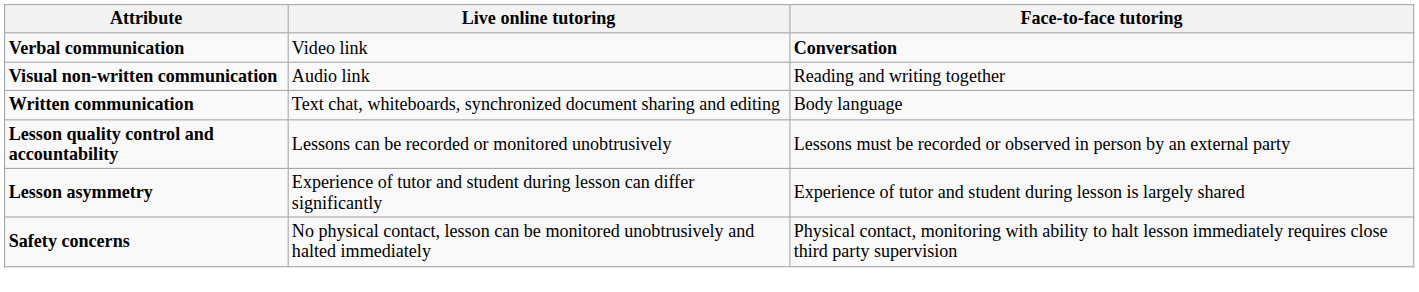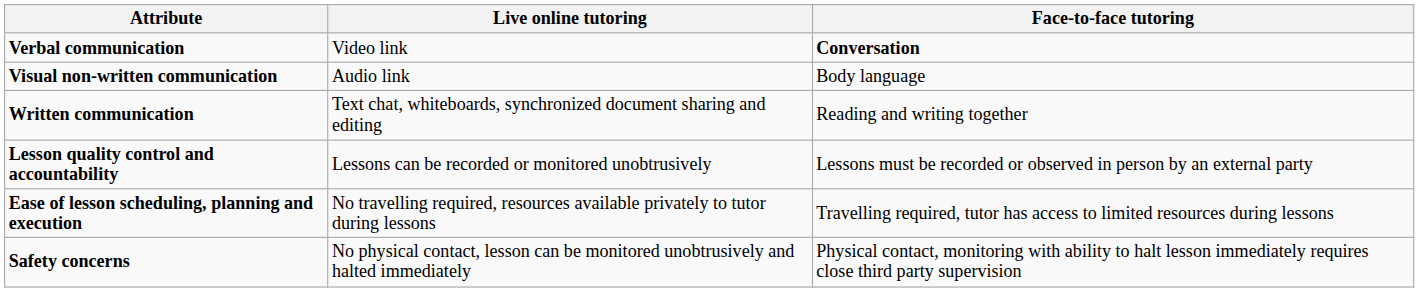(899, 76) Reading and writing together -> (871, 76) Body language
(848, 104) Body language -> (922, 115) Reading and writing together
- row: (81, 192)
+ row: (161, 213)
